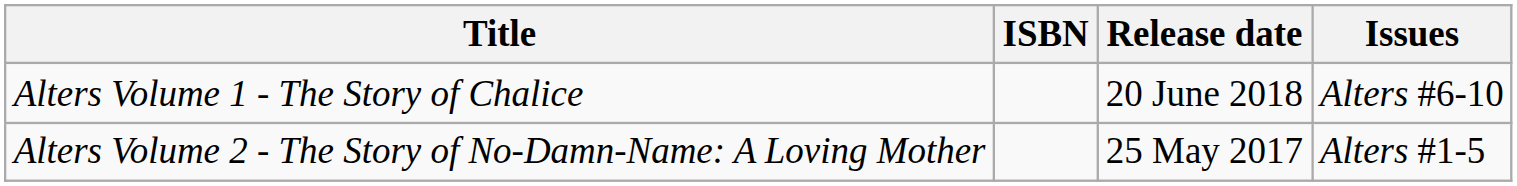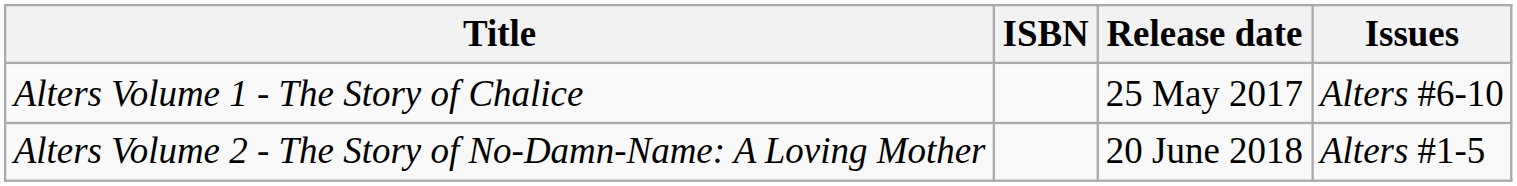(1204, 92) 20 June 2018 -> (1204, 92) 25 May 2017
(1204, 151) 25 May 2017 -> (1204, 151) 20 June 2018
